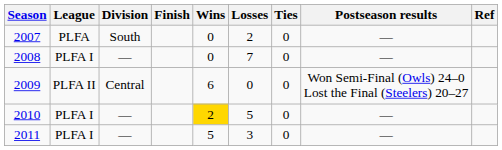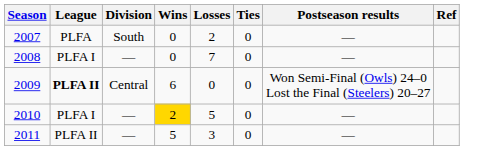- column: (172, 15)
(74, 85) normal -> (76, 85) bold
(74, 135) PLFA I -> (76, 135) PLFA II
